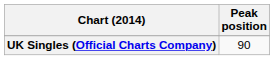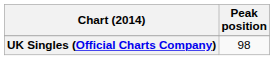(244, 45) 90 -> (244, 45) 98
